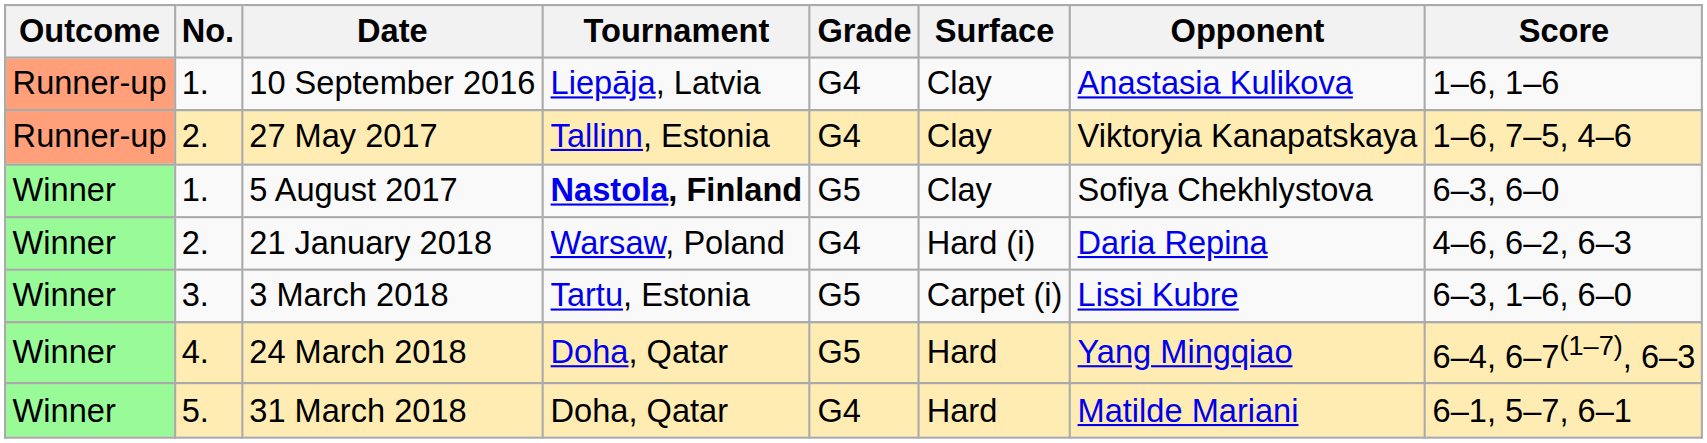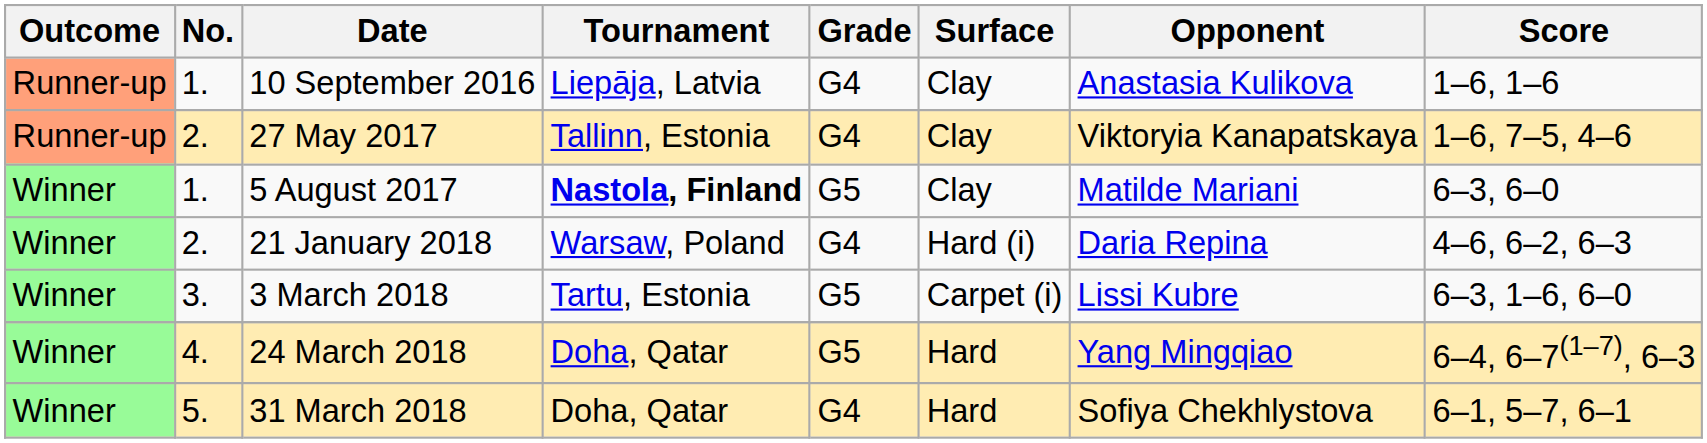(1225, 189) Sofiya Chekhlystova -> (1188, 189) Matilde Mariani
(1188, 409) Matilde Mariani -> (1225, 409) Sofiya Chekhlystova
